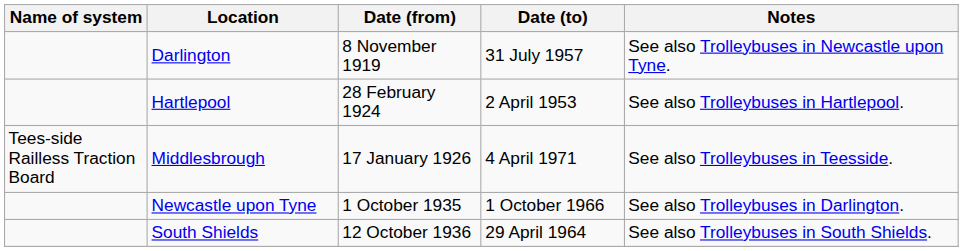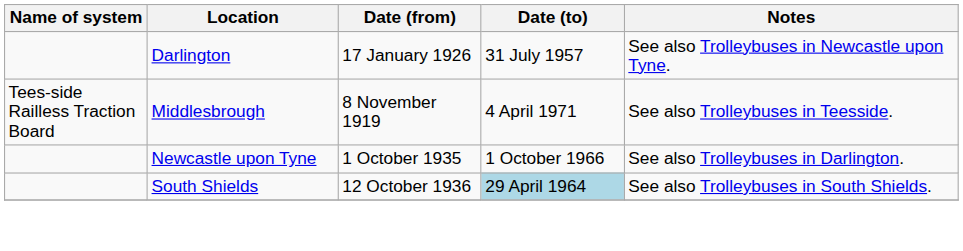(389, 55) 8 November 1919 -> (407, 55) 17 January 1926
- row: (191, 102)
(407, 158) 17 January 1926 -> (389, 111) 8 November 1919
(536, 232) no background -> (536, 186) lightblue background
